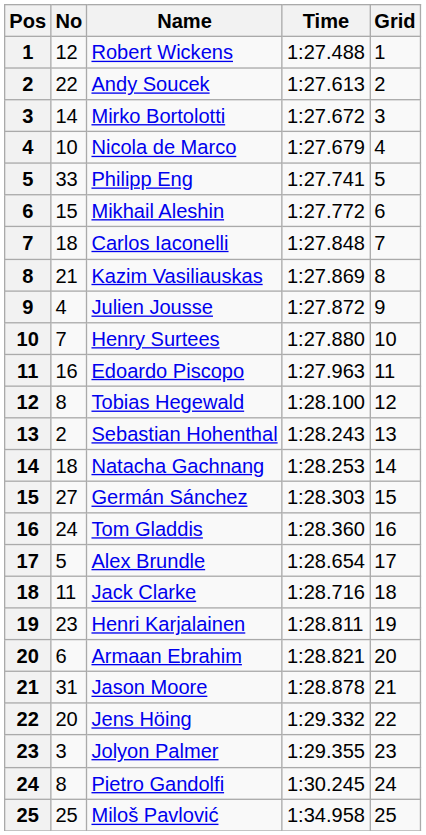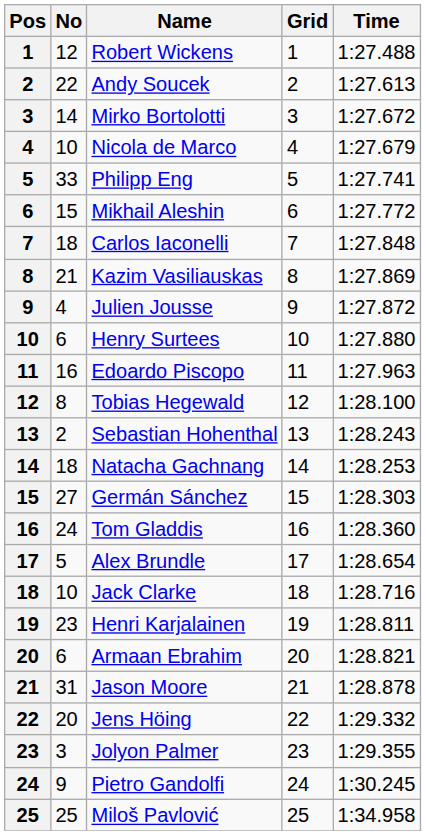columns swapped: (326, 21) <-> (395, 21)
(61, 338) 7 -> (61, 338) 6
(66, 592) 11 -> (67, 592) 10
(61, 783) 8 -> (61, 783) 9
